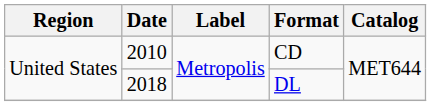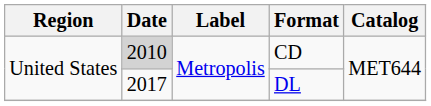(147, 52) no background -> (147, 52) lightgrey background
(147, 84) 2018 -> (147, 84) 2017
